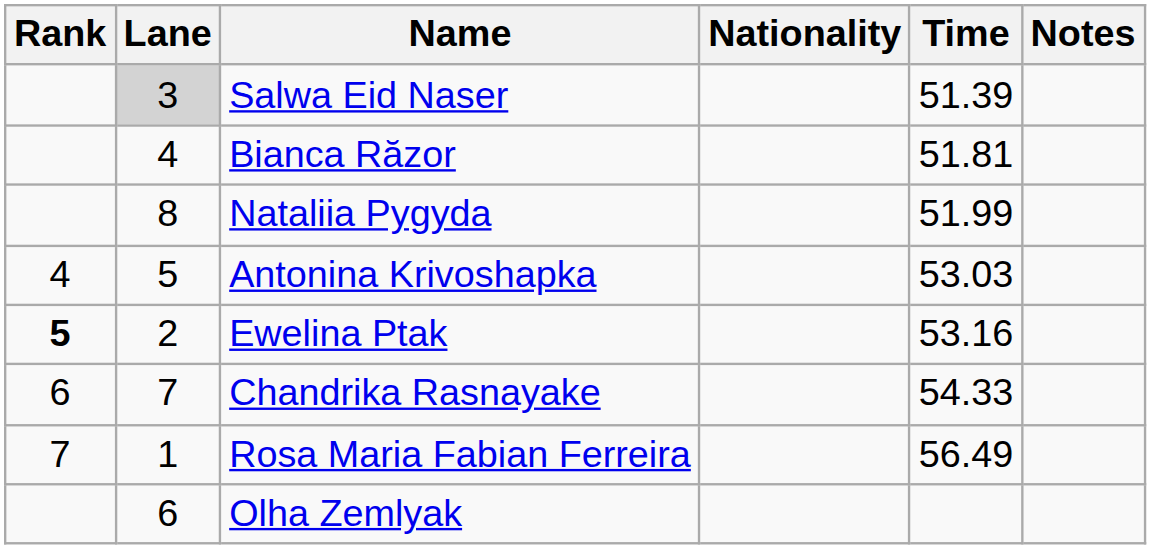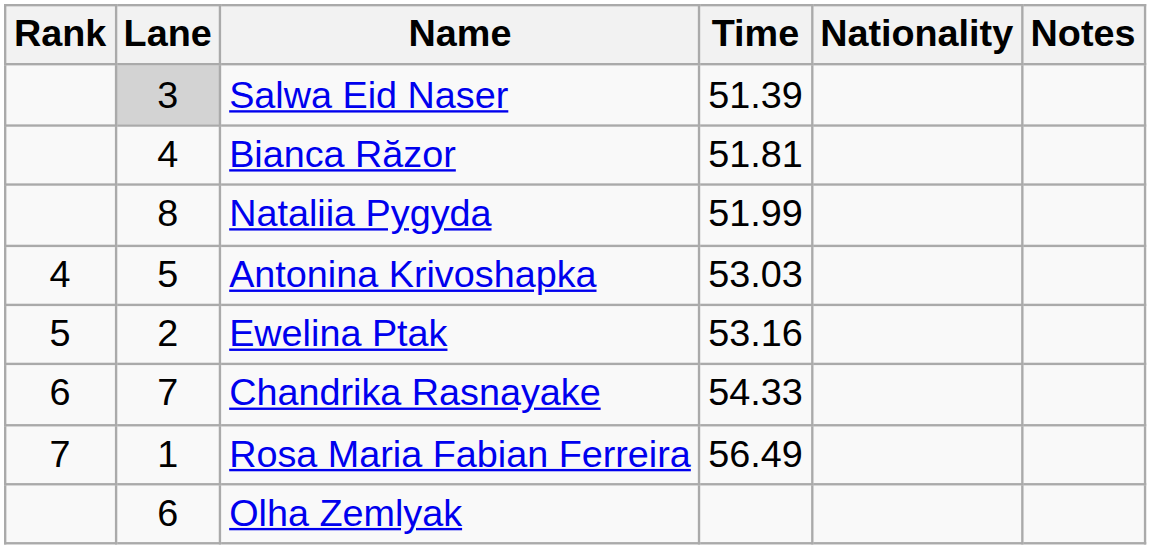columns swapped: (805, 34) <-> (966, 34)
(60, 333) bold -> (60, 333) normal
